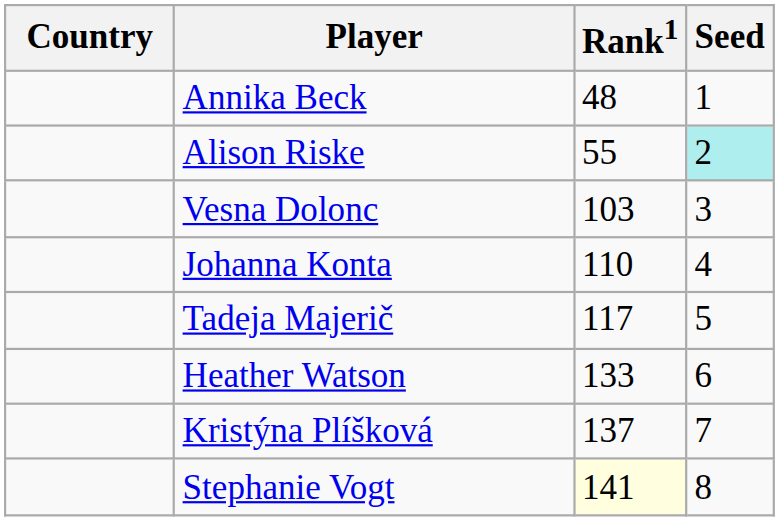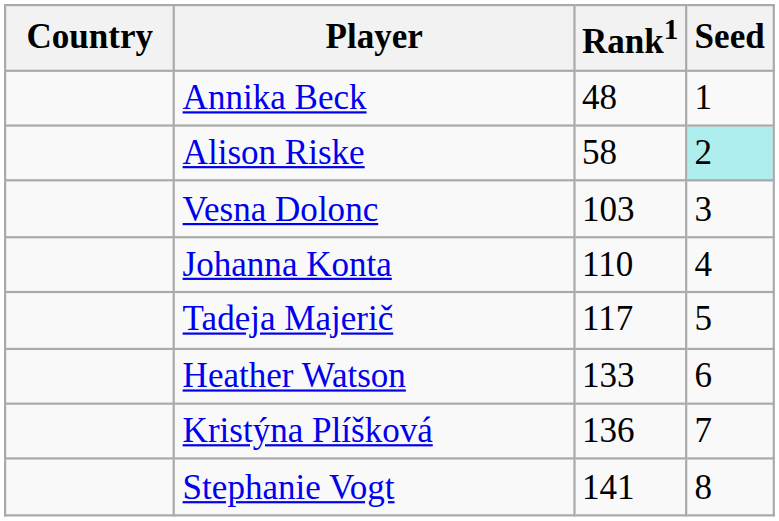(600, 152) 55 -> (600, 152) 58
(608, 430) 137 -> (608, 430) 136
(608, 486) lightyellow background -> (608, 486) no background
